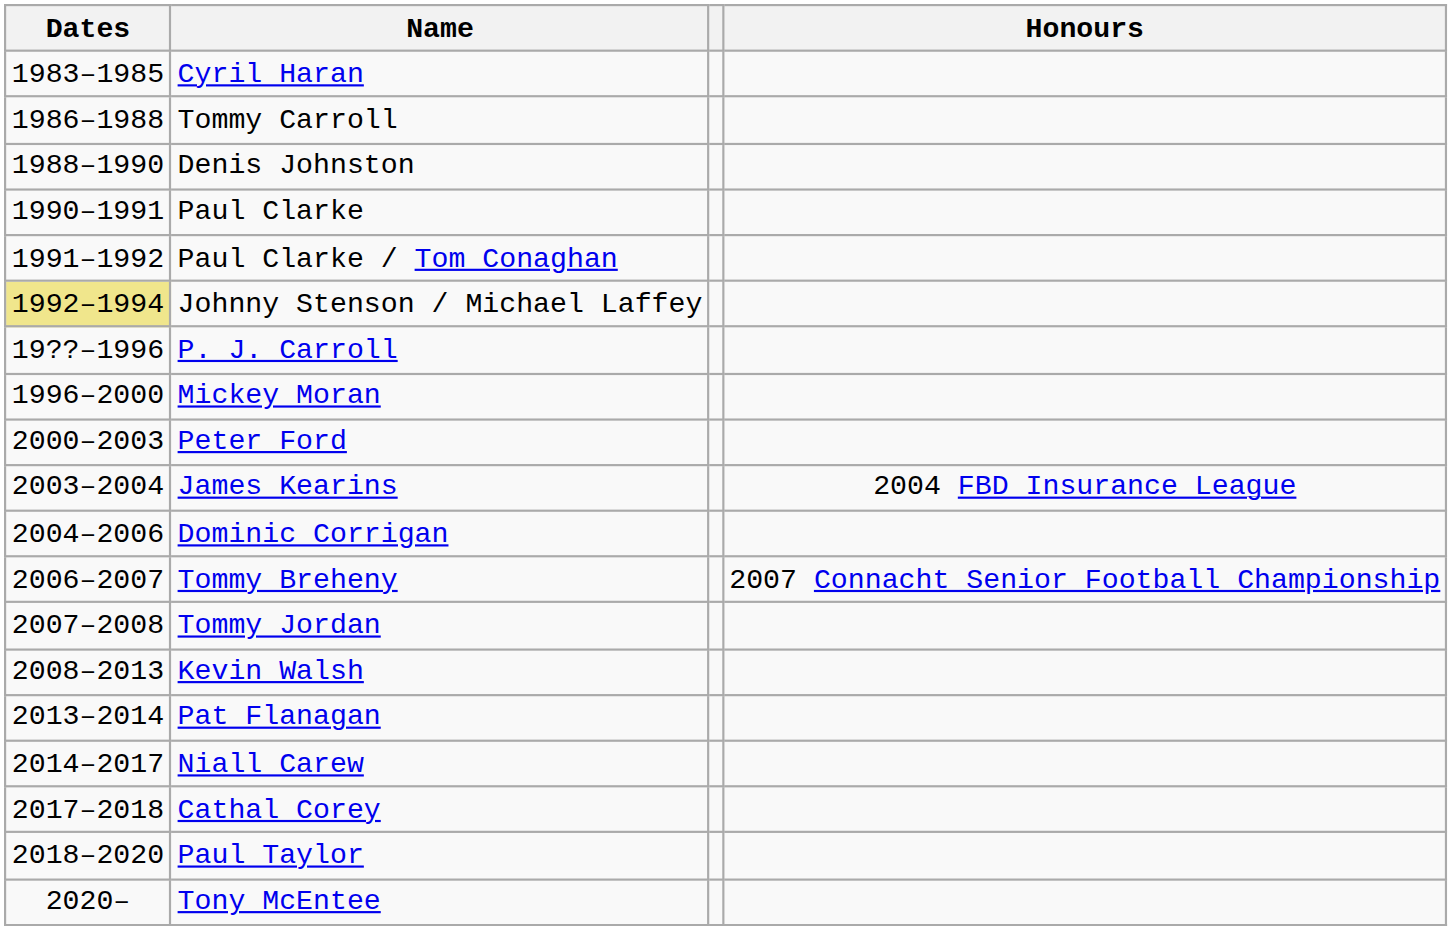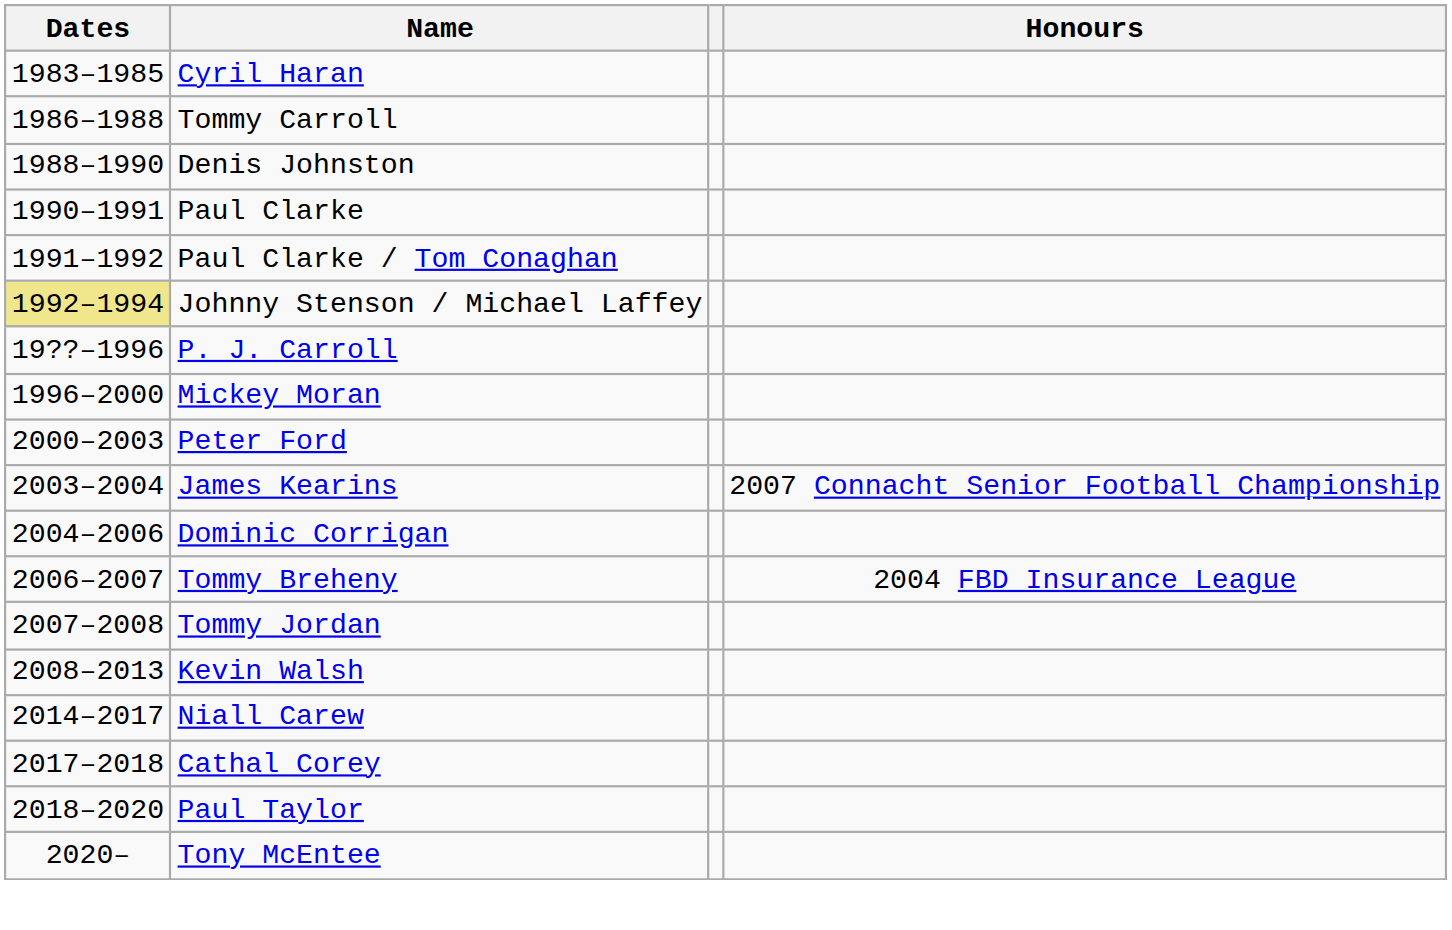(1085, 488) 2004 FBD Insurance League -> (1085, 488) 2007 Connacht Senior Football Championship
(1085, 580) 2007 Connacht Senior Football Championship -> (1085, 580) 2004 FBD Insurance League
- row: (279, 718)
